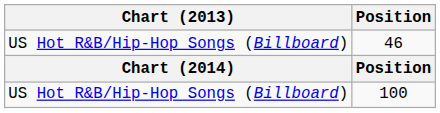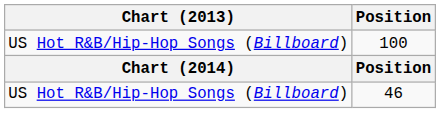rows swapped: (393, 43) <-> (393, 94)
